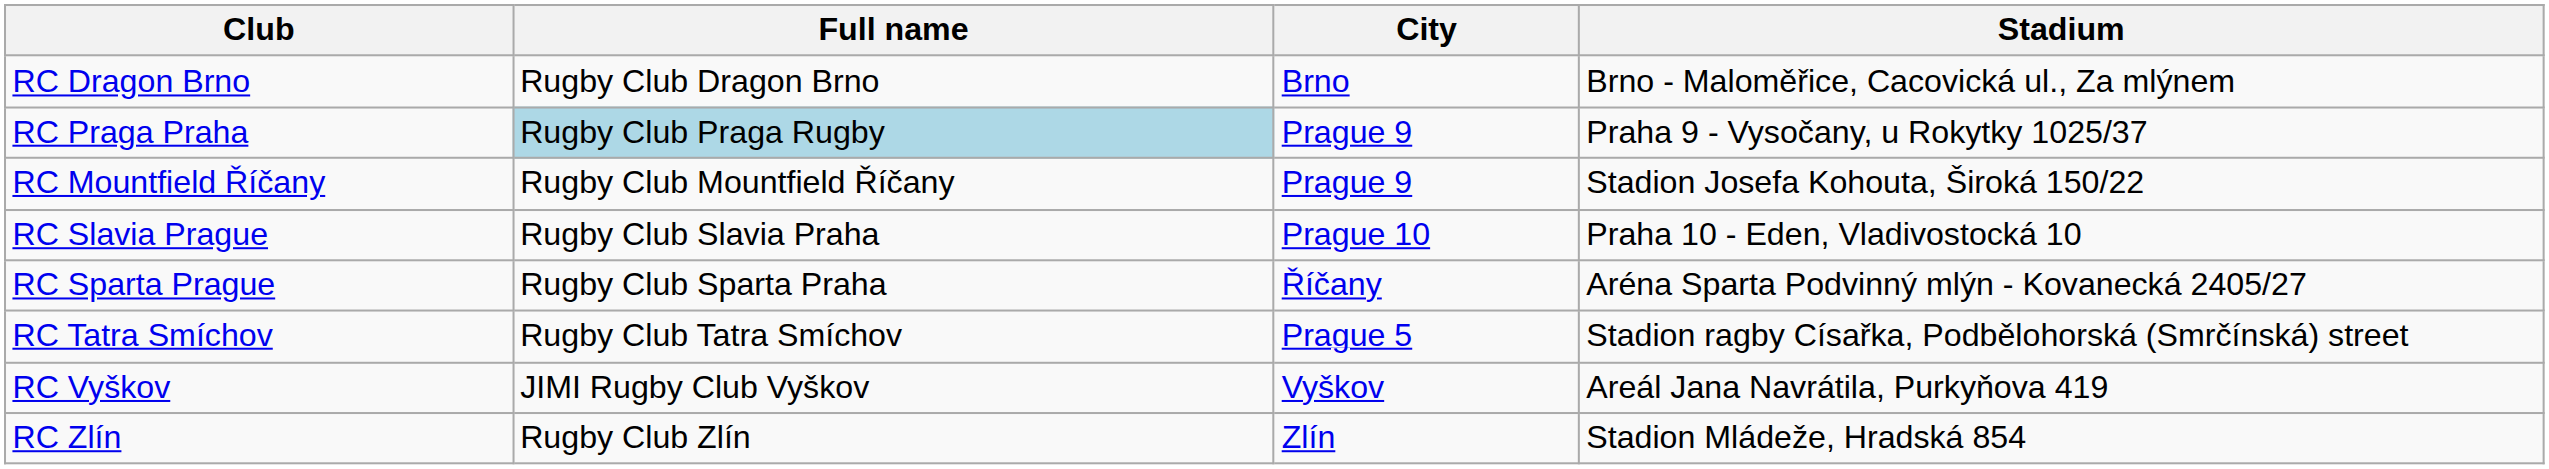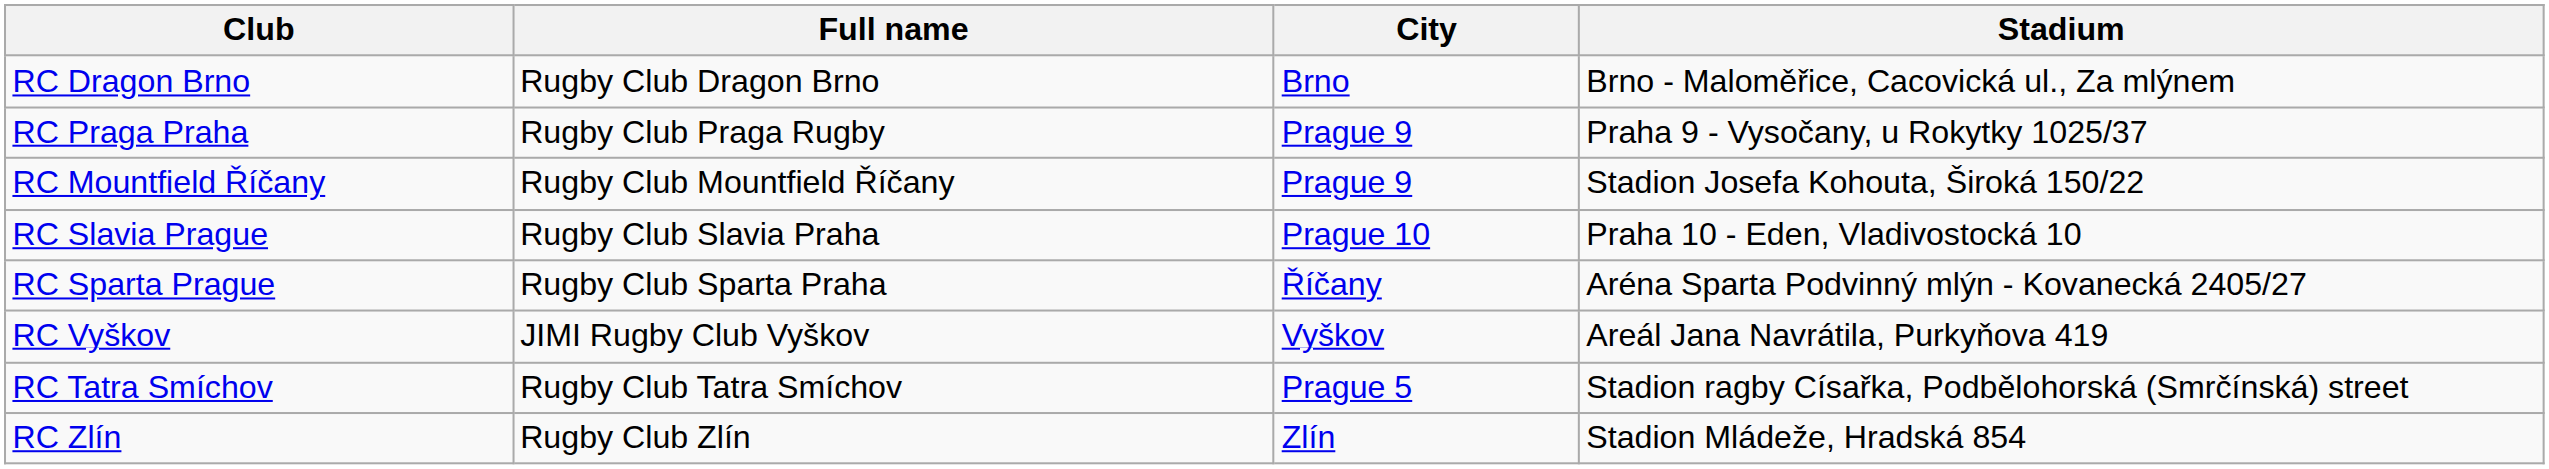(702, 132) lightblue background -> (702, 132) no background
rows swapped: (143, 336) <-> (91, 387)
